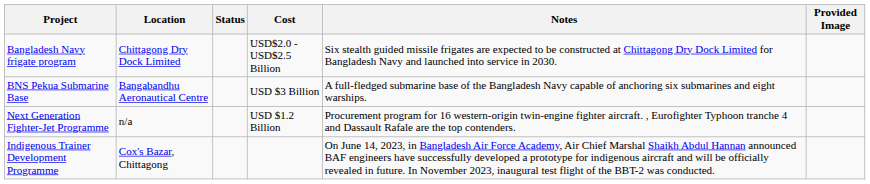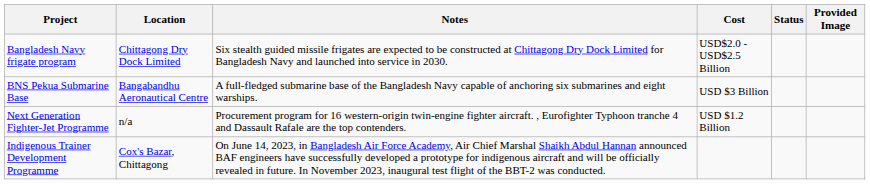columns swapped: (230, 19) <-> (564, 19)
